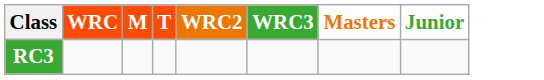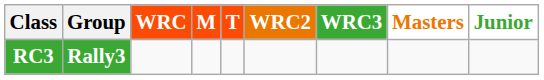+ column: (96, 22)
